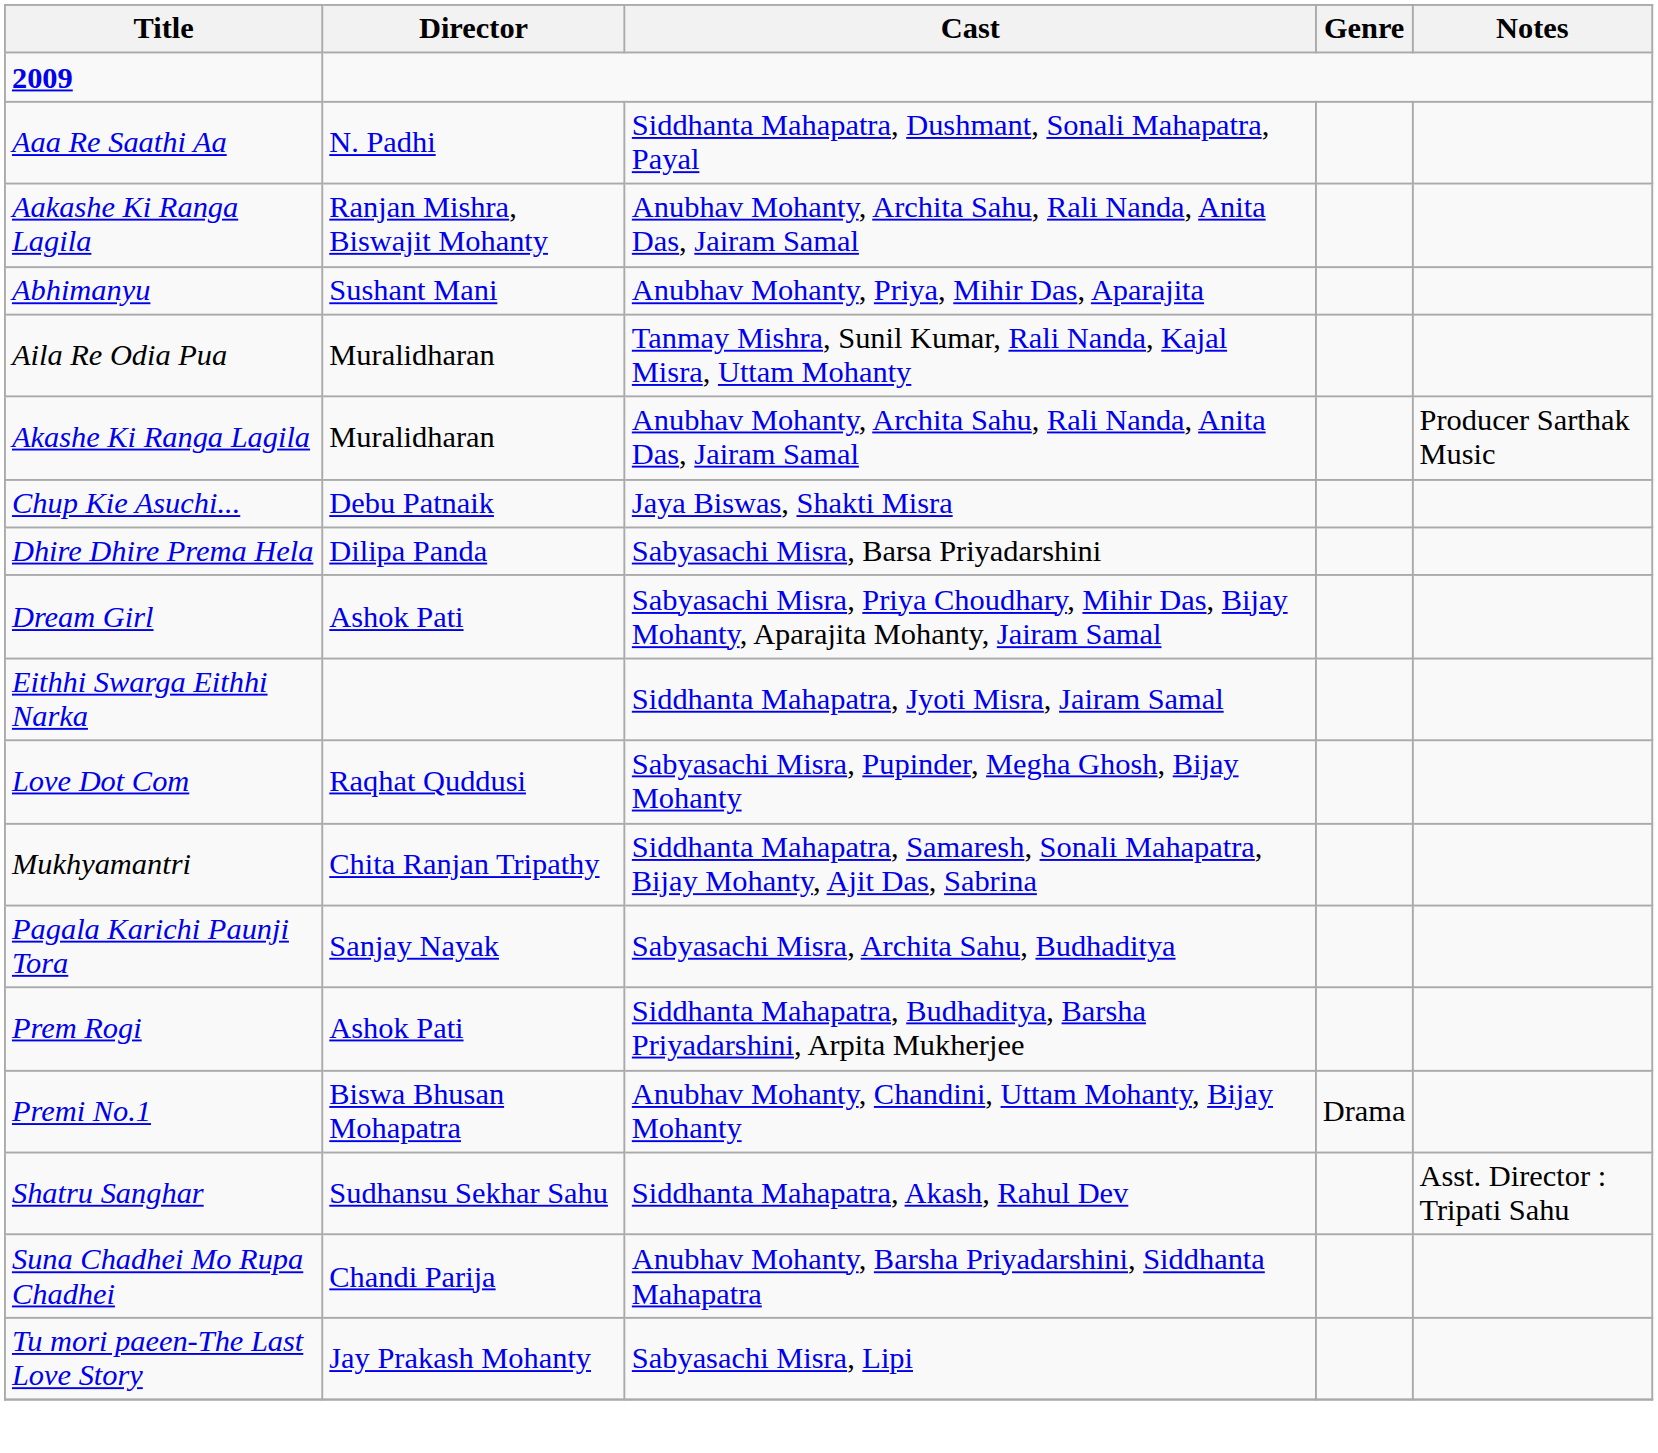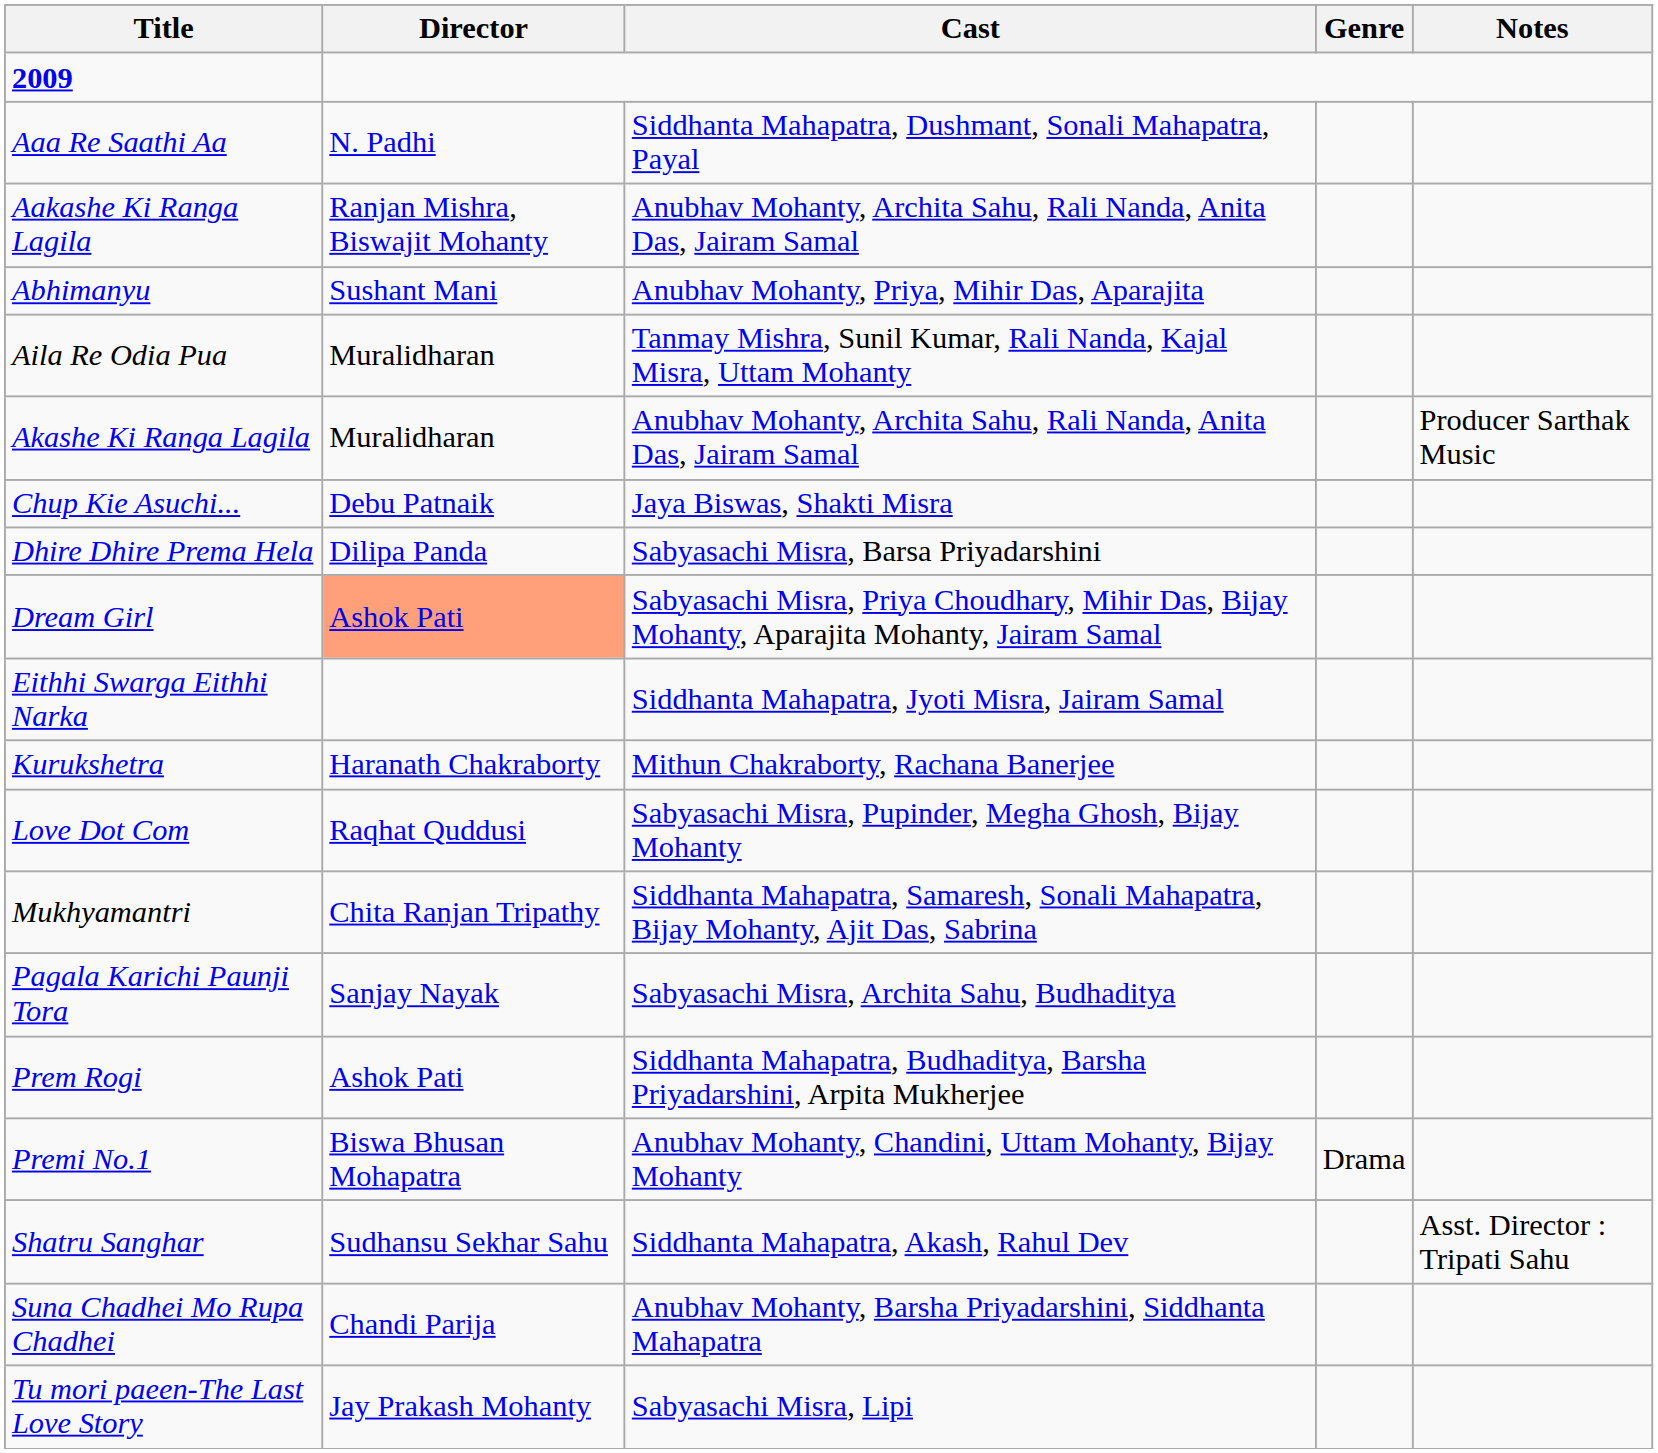(396, 616) no background -> (396, 616) lightsalmon background
+ row: (88, 764)
